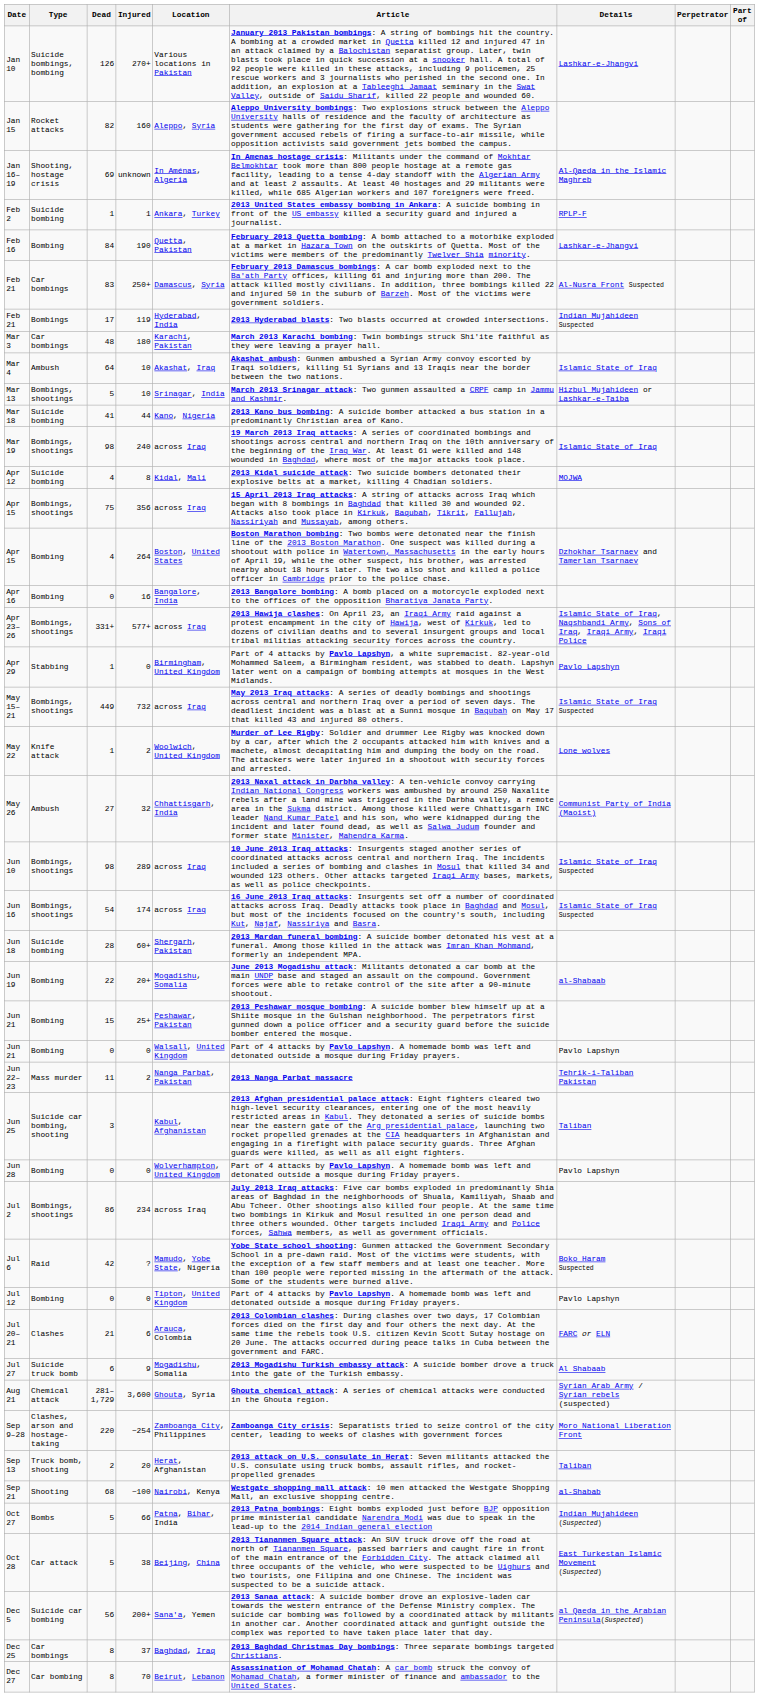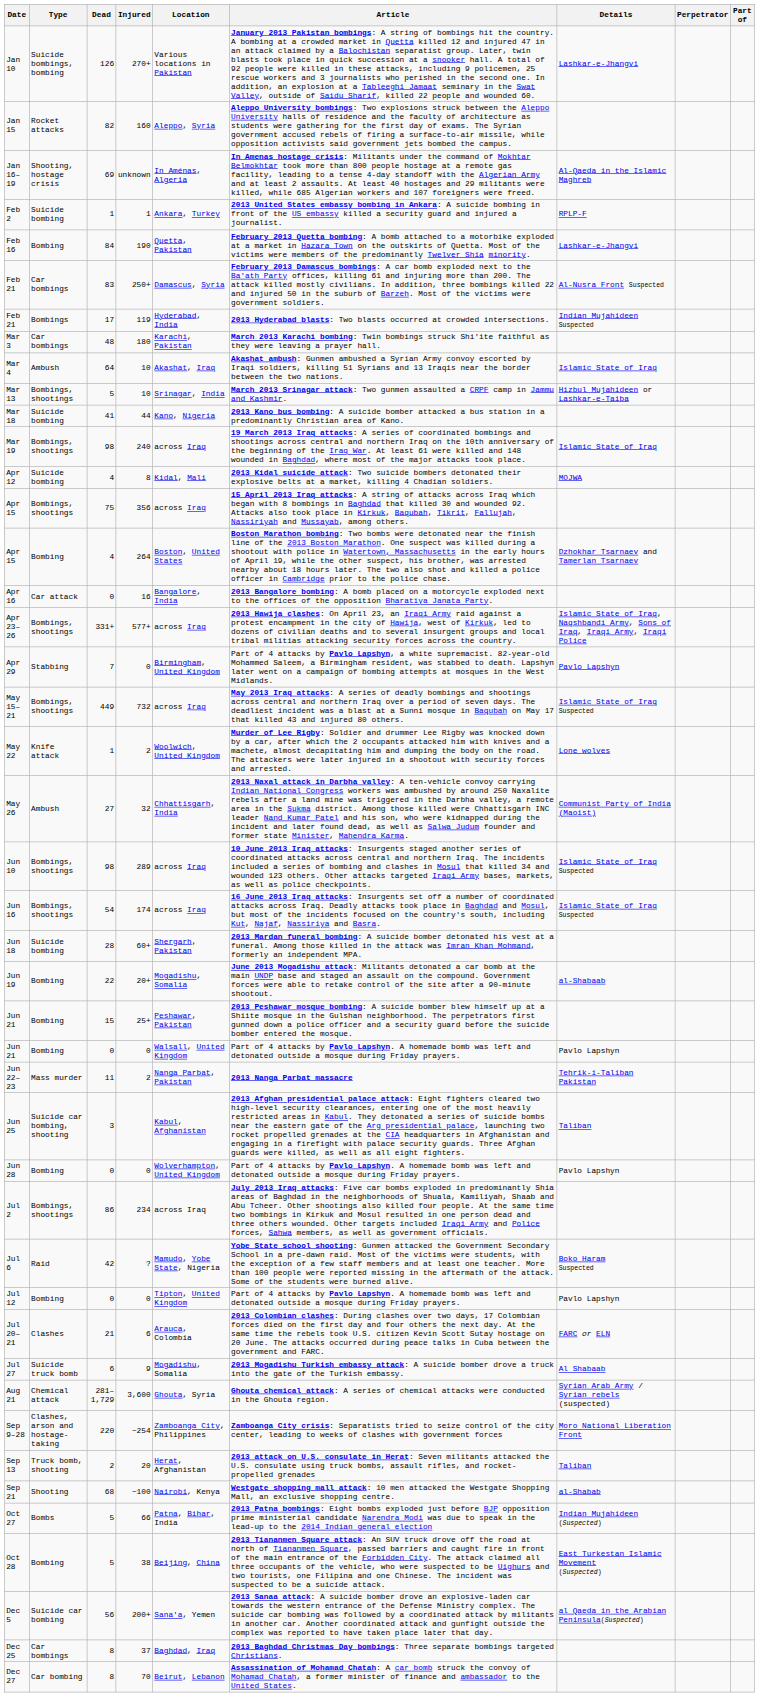(47, 597) Bombing -> (54, 597) Car attack
(112, 667) 1 -> (112, 667) 7
(54, 1562) Car attack -> (47, 1562) Bombing
